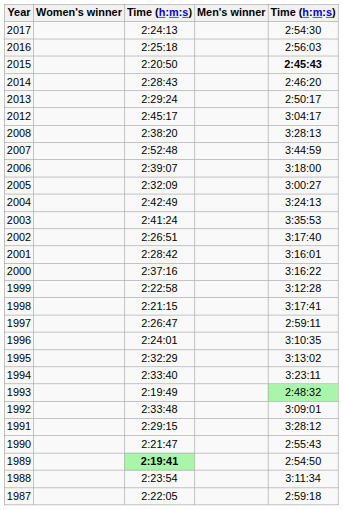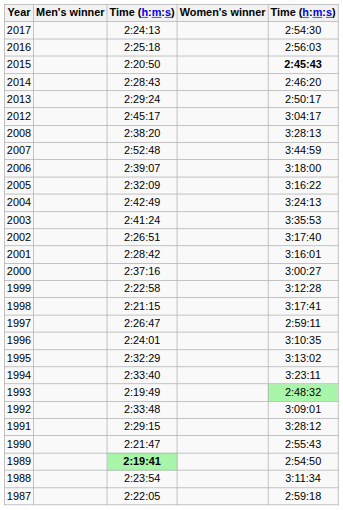columns swapped: (231, 13) <-> (79, 13)
(303, 185) 3:00:27 -> (303, 185) 3:16:22
(303, 271) 3:16:22 -> (303, 271) 3:00:27
